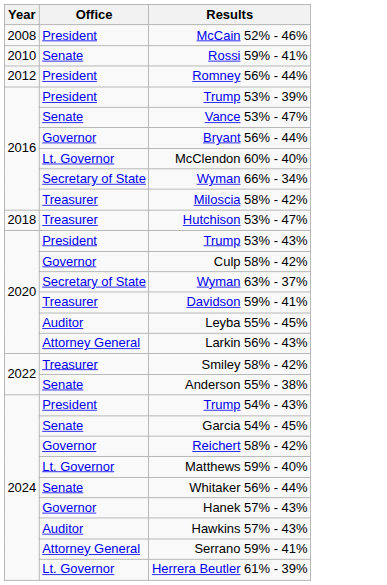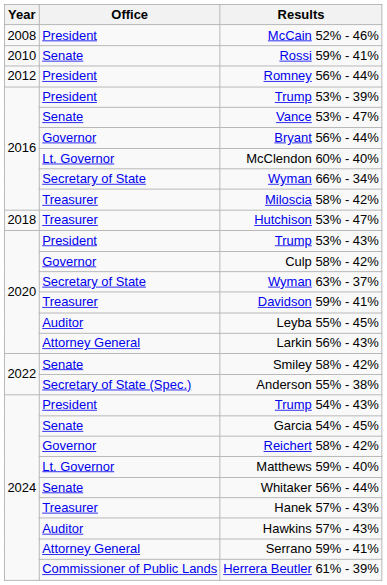(70, 364) Treasurer -> (63, 364) Senate
(63, 384) Senate -> (117, 384) Secretary of State (Spec.)
(69, 508) Governor -> (70, 508) Treasurer
(78, 569) Lt. Governor -> (130, 569) Commissioner of Public Lands
